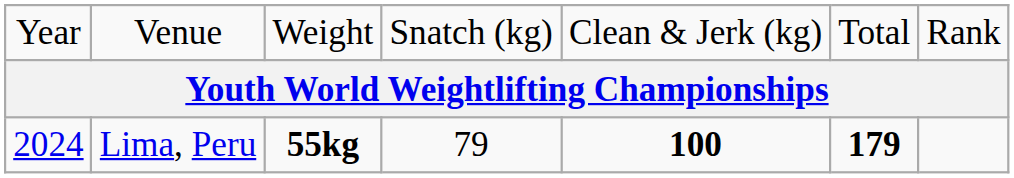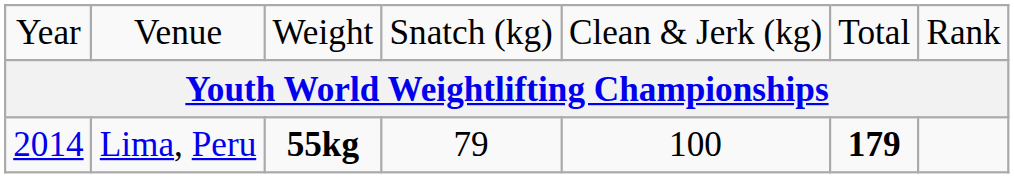(48, 144) 2024 -> (48, 144) 2014
(696, 144) bold -> (696, 144) normal
